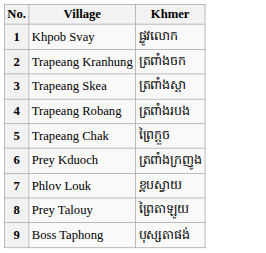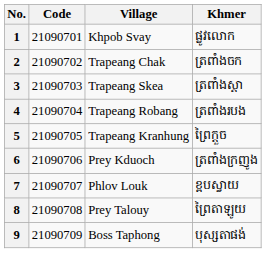+ column: (57, 14)
(82, 61) Trapeang Kranhung -> (127, 61) Trapeang Chak
(70, 136) Trapeang Chak -> (139, 136) Trapeang Kranhung
